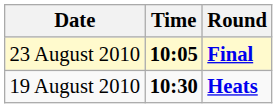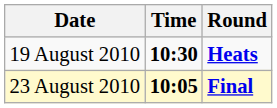rows swapped: (75, 86) <-> (75, 53)
